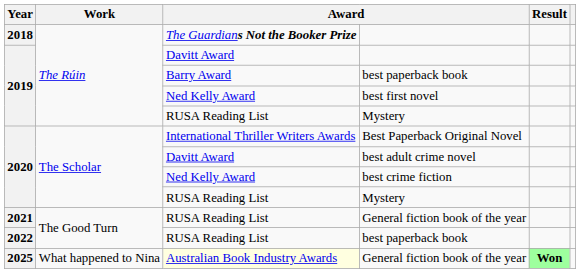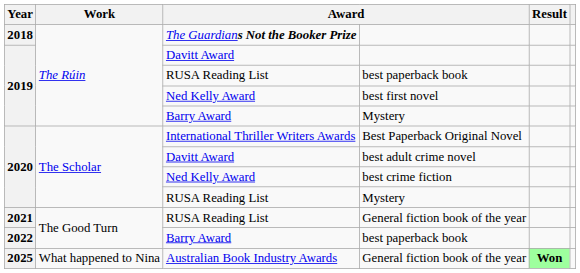(199, 75) Barry Award -> (217, 75) RUSA Reading List
(217, 116) RUSA Reading List -> (199, 116) Barry Award
(217, 237) RUSA Reading List -> (199, 237) Barry Award
(252, 258) lightyellow background -> (252, 258) no background
